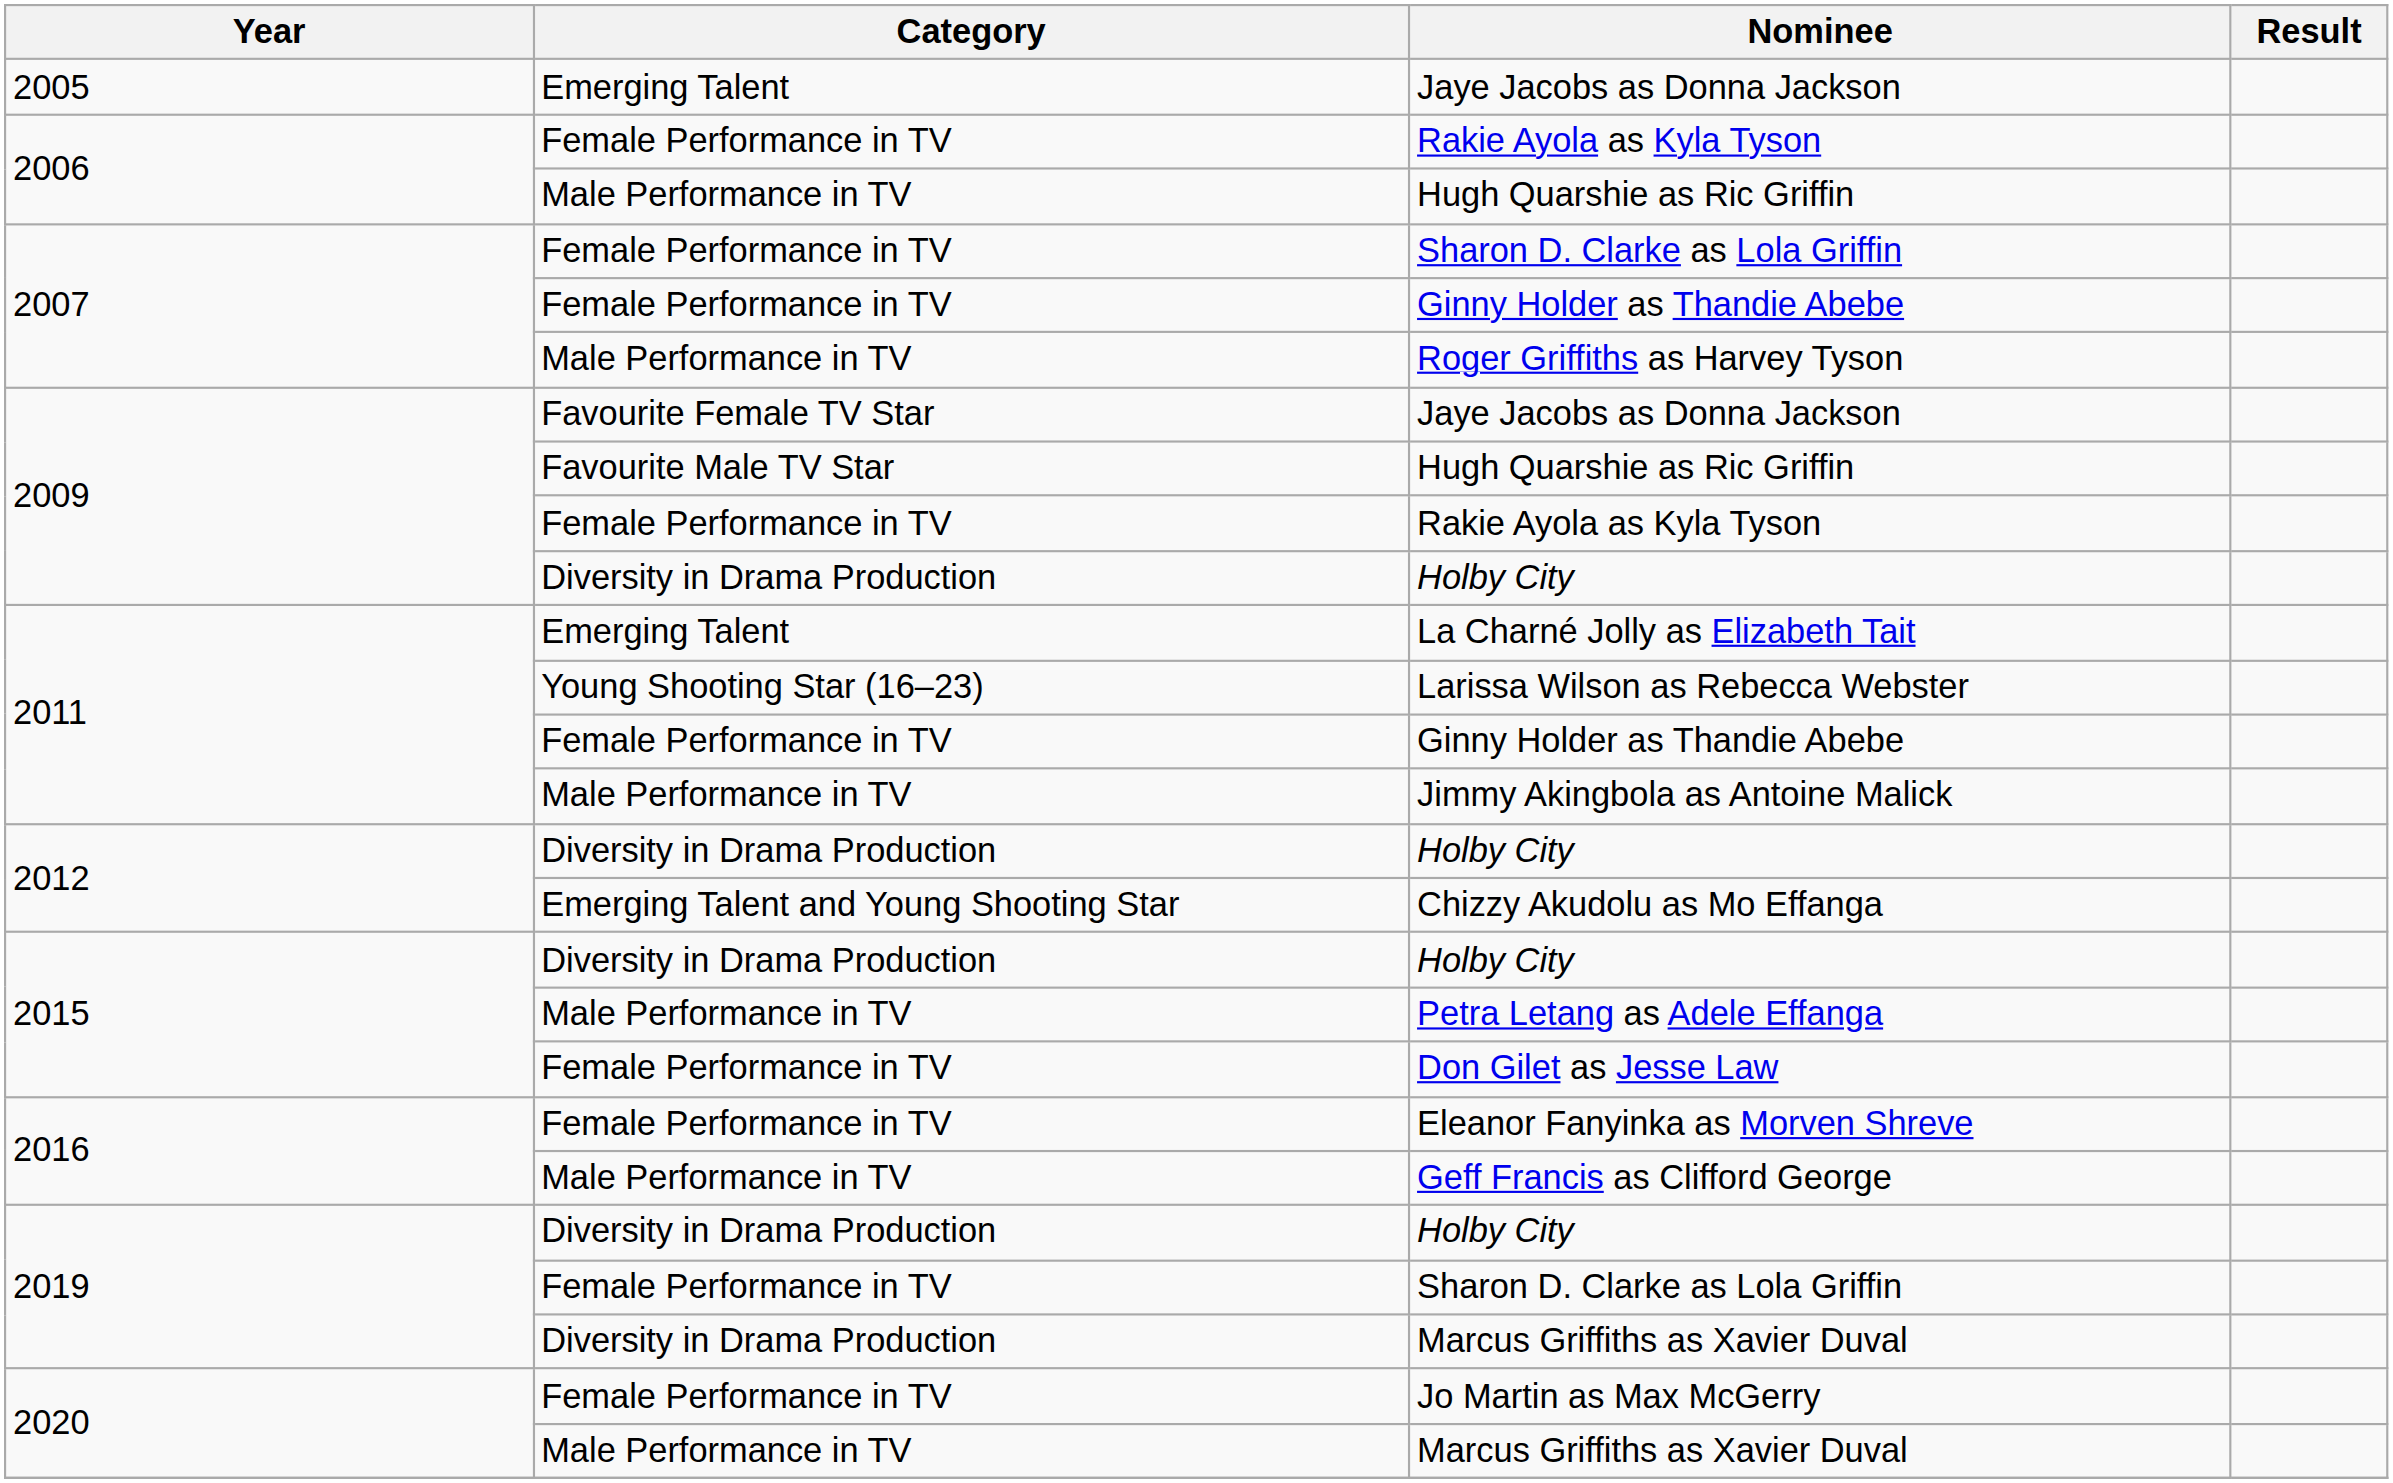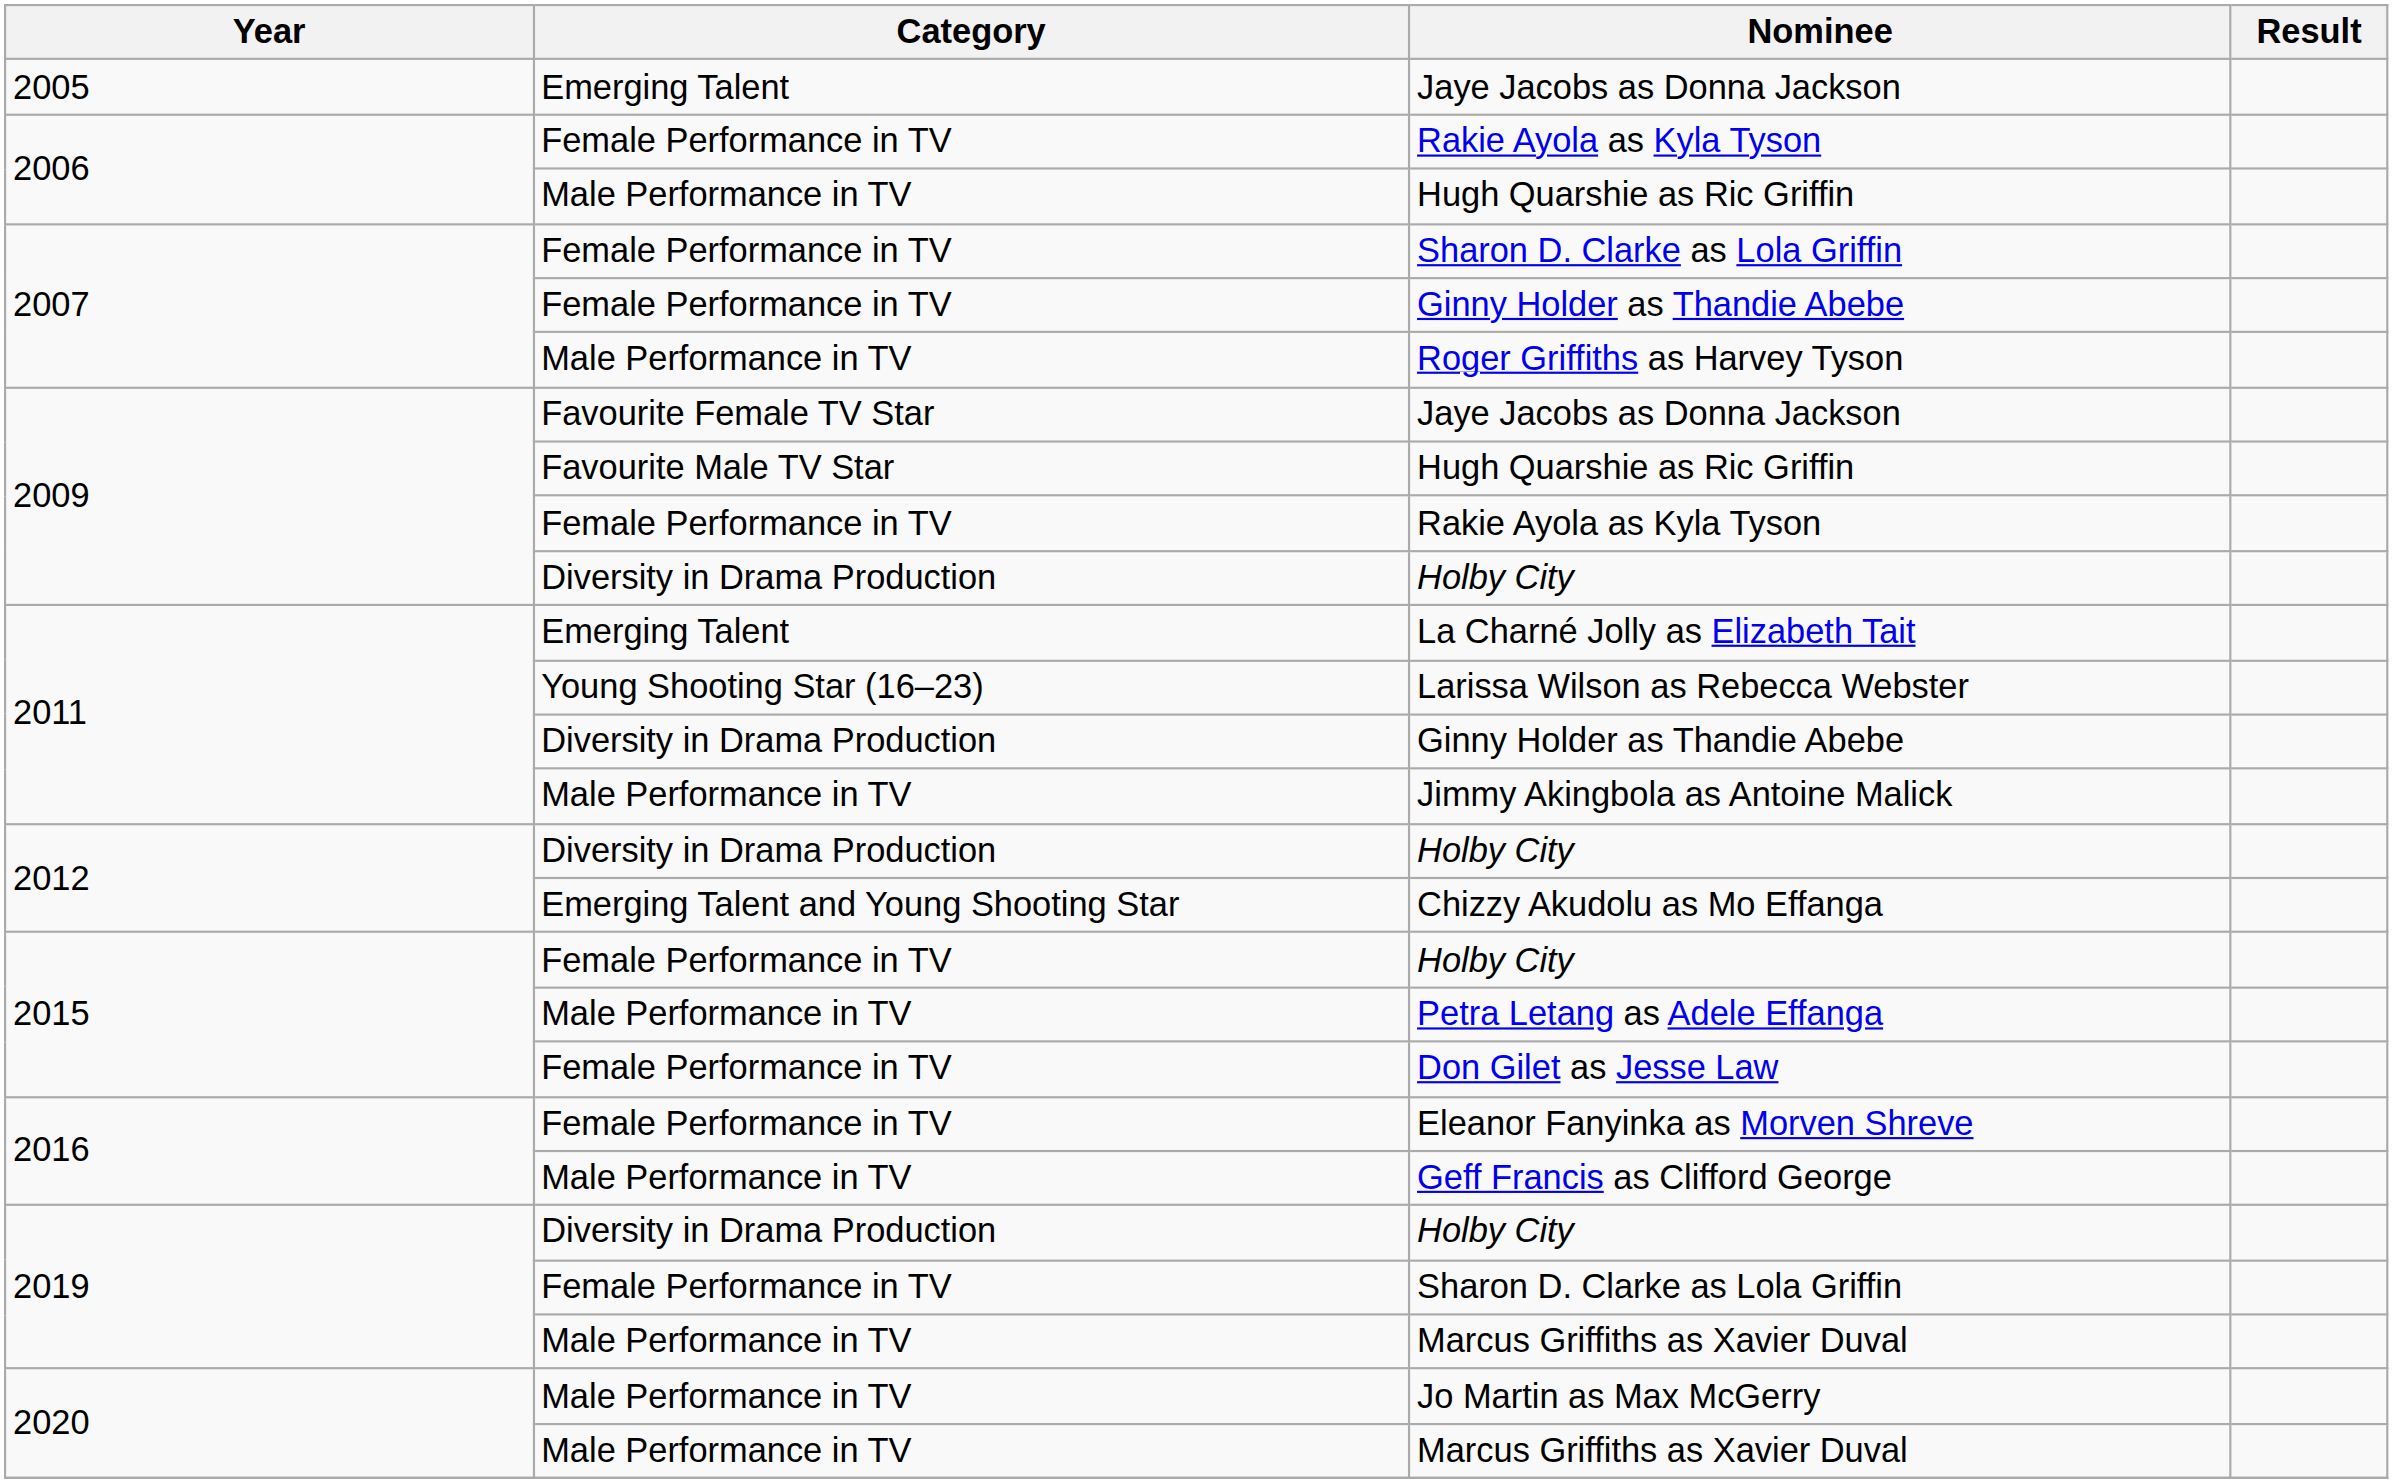(746, 741) Female Performance in TV -> (769, 741) Diversity in Drama Production
(769, 959) Diversity in Drama Production -> (746, 959) Female Performance in TV
(769, 1341) Diversity in Drama Production -> (726, 1341) Male Performance in TV
(746, 1395) Female Performance in TV -> (726, 1395) Male Performance in TV
